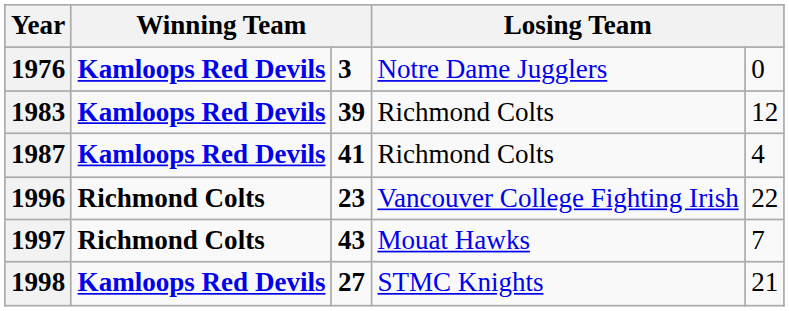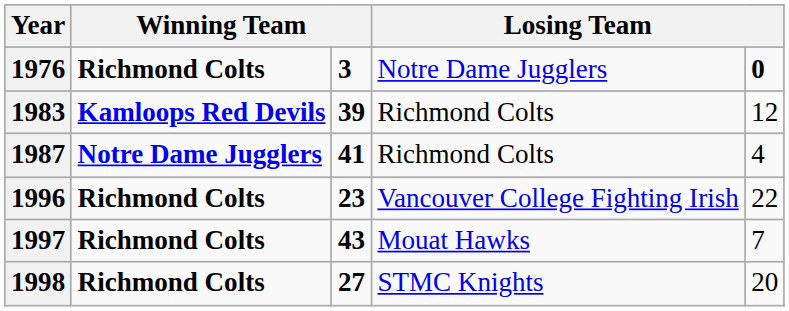(202, 68) Kamloops Red Devils -> (171, 68) Richmond Colts
(758, 68) normal -> (758, 68) bold
(202, 154) Kamloops Red Devils -> (200, 154) Notre Dame Jugglers
(202, 283) Kamloops Red Devils -> (171, 283) Richmond Colts
(765, 283) 21 -> (765, 283) 20
